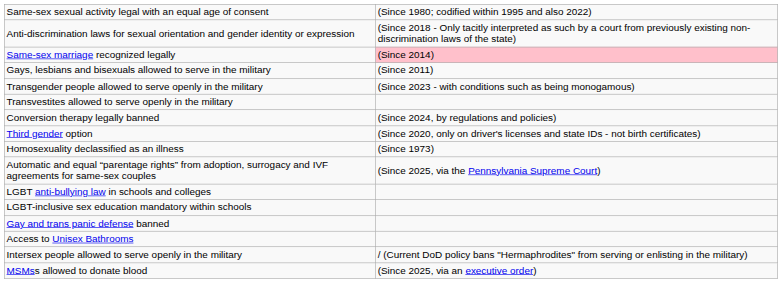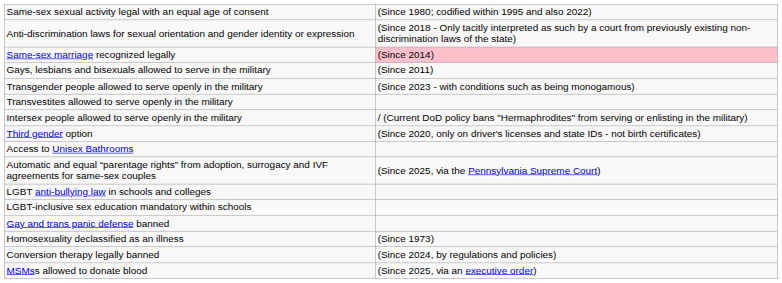rows swapped: (124, 254) <-> (83, 117)
rows swapped: (70, 239) <-> (95, 149)
